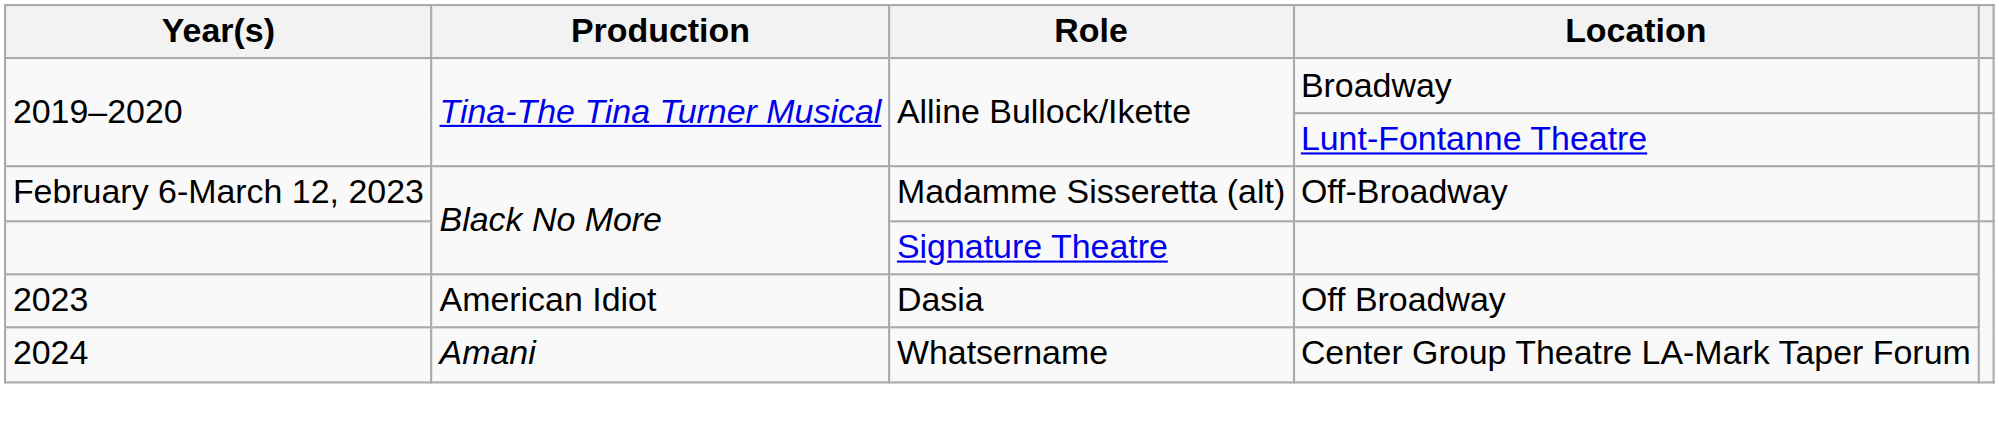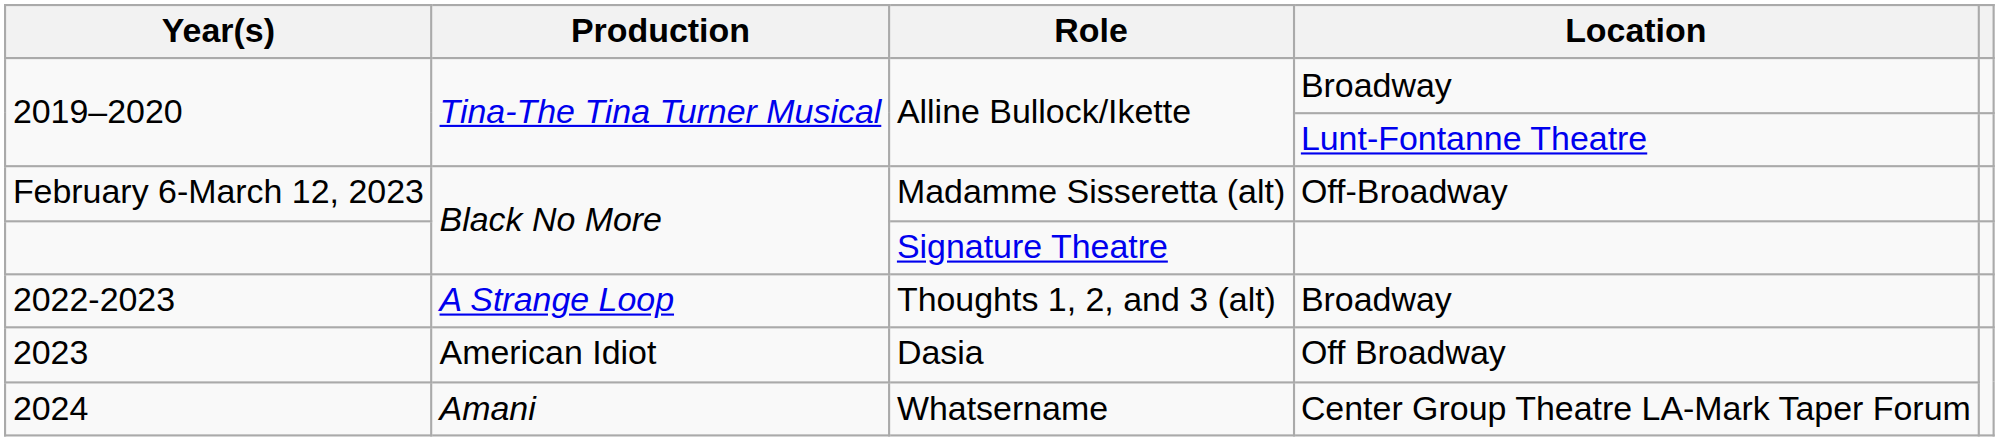+ row: (94, 300)
